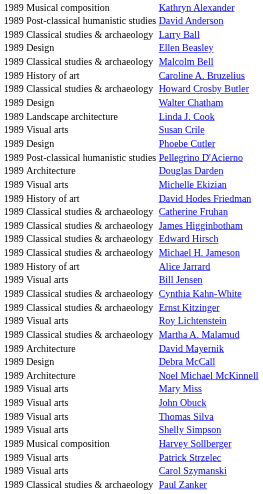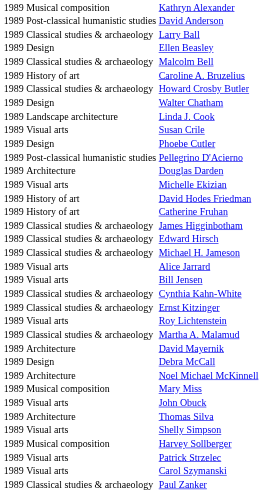(90, 212) Classical studies & archaeology -> (53, 212) History of art
(53, 266) History of art -> (47, 266) Visual arts
(47, 389) Visual arts -> (68, 389) Musical composition
(47, 416) Visual arts -> (51, 416) Architecture
